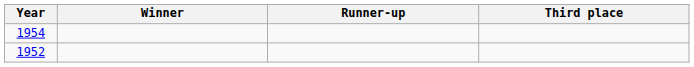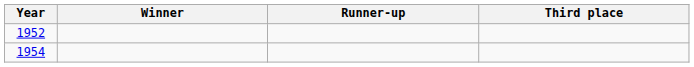rows swapped: (31, 53) <-> (31, 34)
